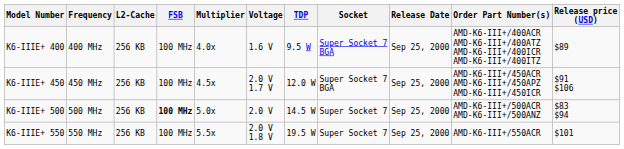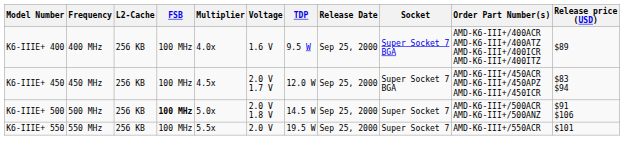columns swapped: (353, 16) <-> (420, 16)
(564, 84) $91 $106 -> (561, 84) $83 $94
(261, 111) 2.0 V -> (261, 111) 2.0 V 1.8 V
(561, 111) $83 $94 -> (564, 111) $91 $106
(261, 133) 2.0 V 1.8 V -> (261, 129) 2.0 V
